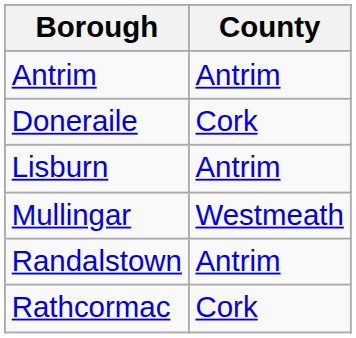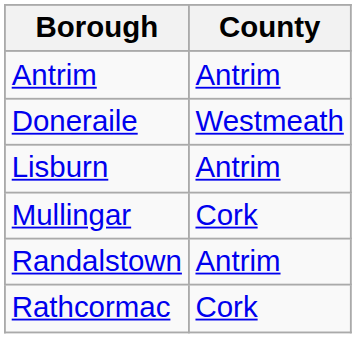(227, 121) Cork -> (270, 121) Westmeath
(270, 214) Westmeath -> (227, 214) Cork
